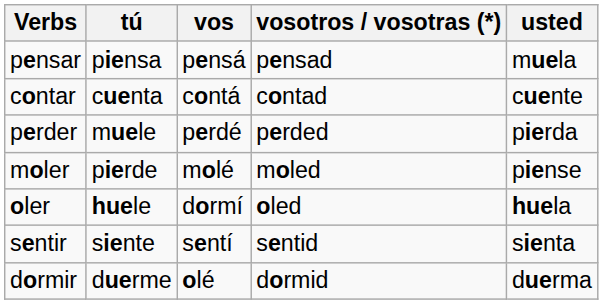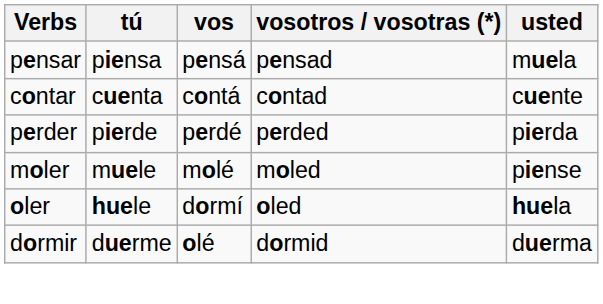(124, 133) muele -> (125, 133) pierde
(125, 170) pierde -> (124, 170) muele
- row: (38, 243)
